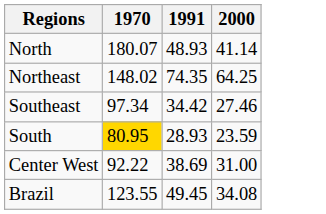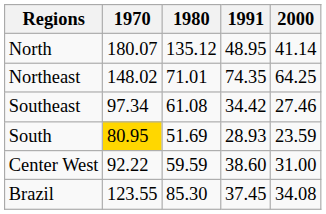+ column: (191, 19)
(187, 48) 48.93 -> (246, 48) 48.95
(187, 164) 38.69 -> (246, 164) 38.60
(187, 194) 49.45 -> (246, 194) 37.45
